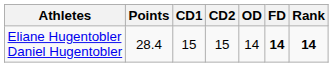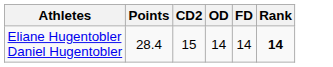- column: (189, 15)
(277, 44) bold -> (244, 44) normal
